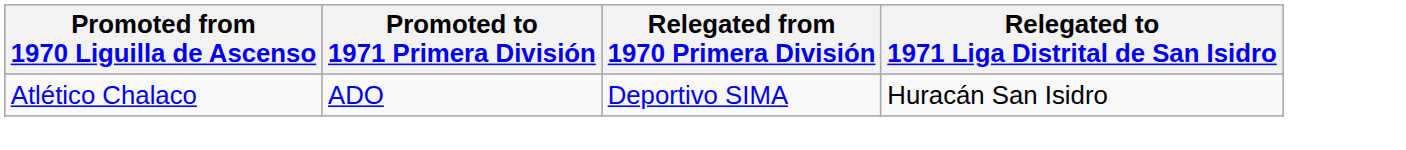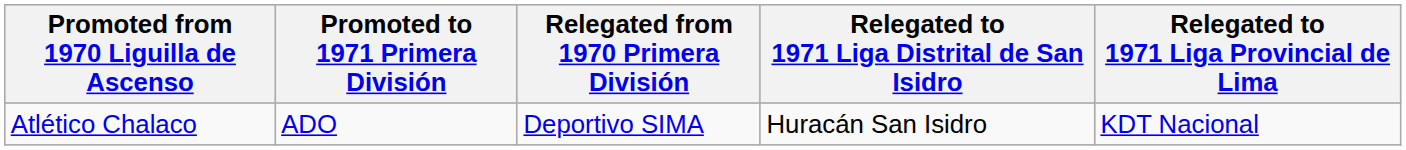+ column: (1248, 53)
